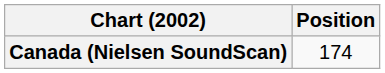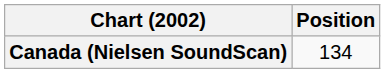(336, 52) 174 -> (336, 52) 134
